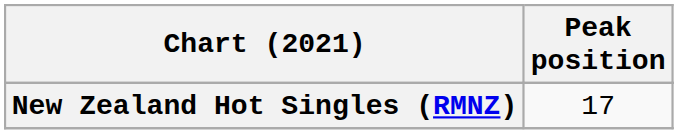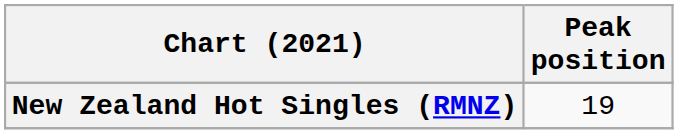(598, 106) 17 -> (598, 106) 19
